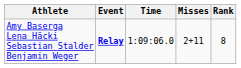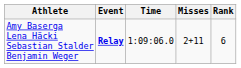(223, 41) 8 -> (223, 41) 6
